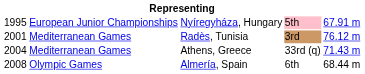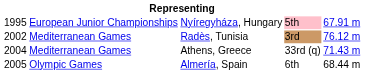(15, 37) 2001 -> (15, 37) 2002
(15, 65) 2008 -> (15, 65) 2005
